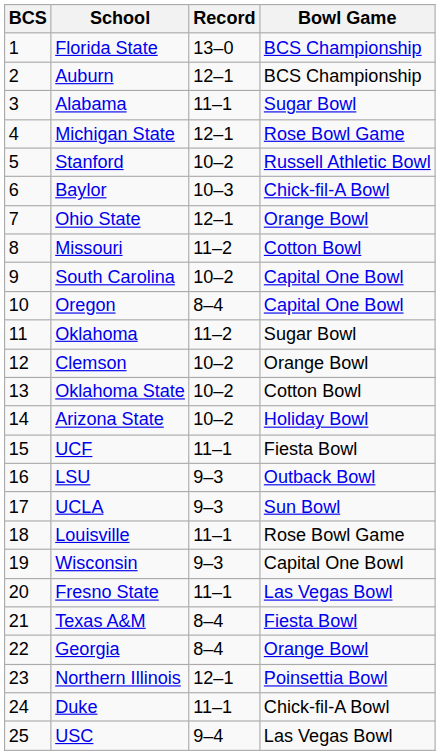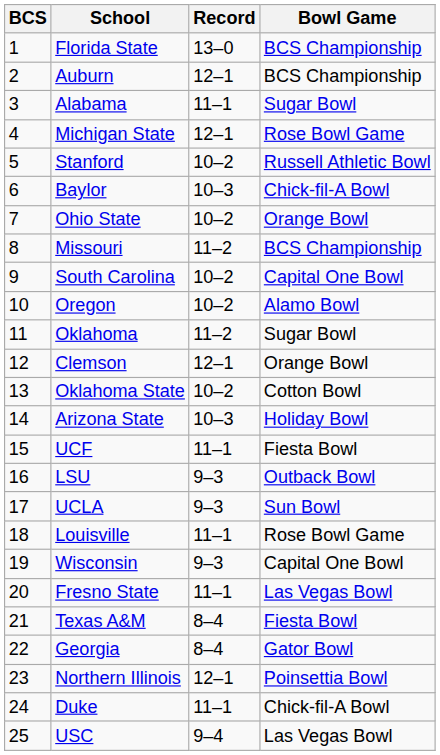(213, 219) 12–1 -> (213, 219) 10–2
(313, 248) Cotton Bowl -> (343, 248) BCS Championship
(208, 305) 8–4 -> (213, 305) 10–2
(334, 305) Capital One Bowl -> (312, 305) Alamo Bowl
(213, 362) 10–2 -> (213, 362) 12–1
(213, 420) 10–2 -> (213, 420) 10–3
(316, 649) Orange Bowl -> (309, 649) Gator Bowl
